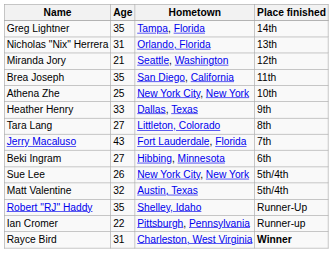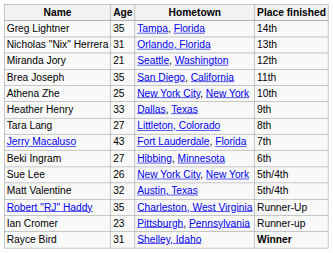(169, 207) Shelley, Idaho -> (195, 207) Charleston, West Virginia
(119, 223) 22 -> (119, 223) 23
(195, 239) Charleston, West Virginia -> (169, 239) Shelley, Idaho
